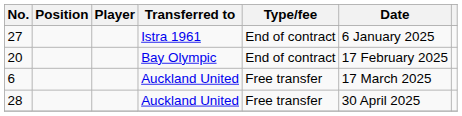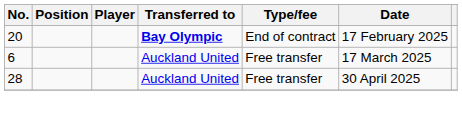- row: (15, 36)
(179, 57) normal -> (182, 36) bold
